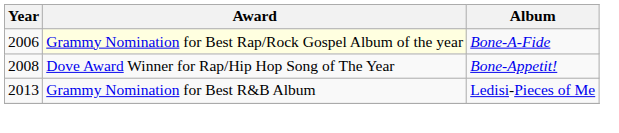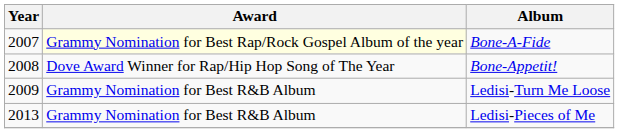(24, 41) 2006 -> (24, 41) 2007
+ row: (540, 90)
